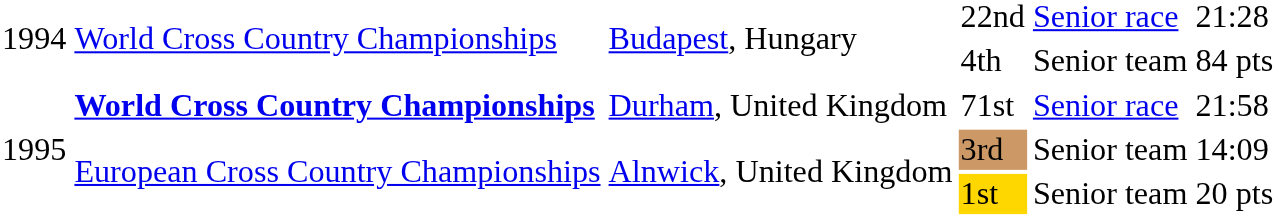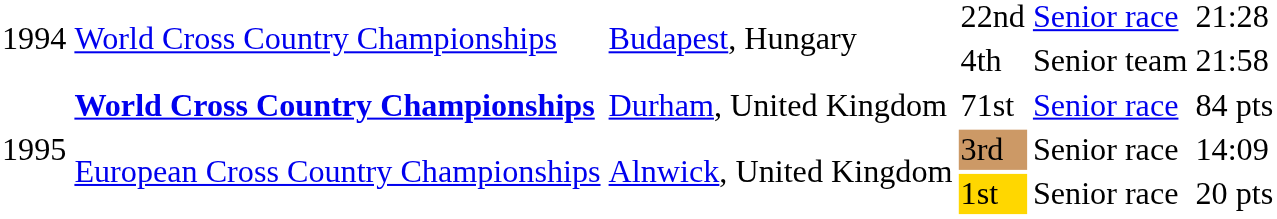(1234, 60) 84 pts -> (1232, 60) 21:58
(1232, 105) 21:58 -> (1234, 105) 84 pts
(1110, 149) Senior team -> (1106, 149) Senior race
(1110, 193) Senior team -> (1106, 193) Senior race
